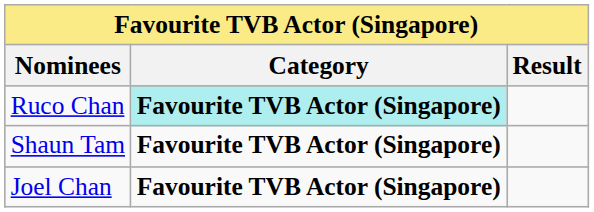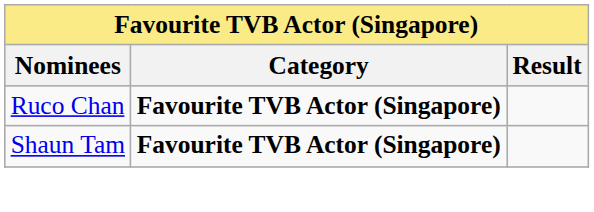(319, 105) paleturquoise background -> (319, 105) no background
- row: (61, 186)
